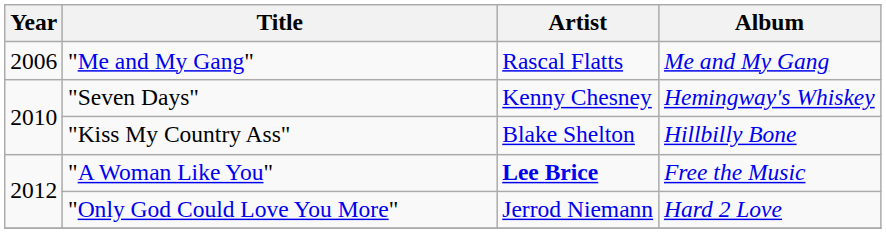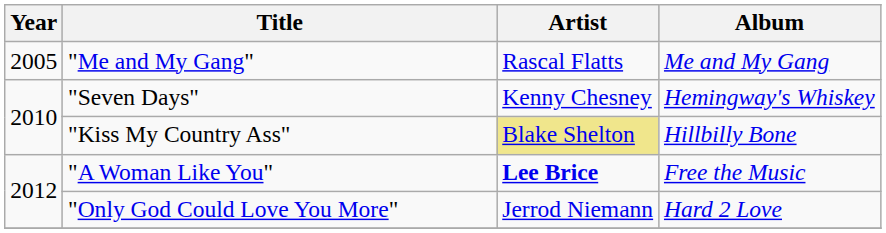(34, 60) 2006 -> (34, 60) 2005
(569, 135) no background -> (569, 135) khaki background
